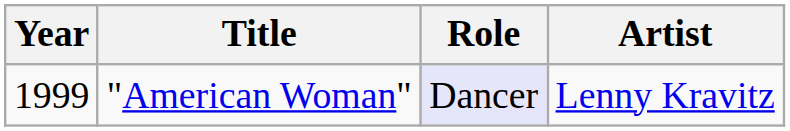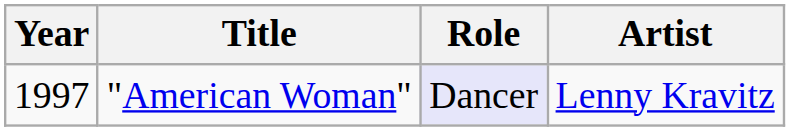(52, 94) 1999 -> (52, 94) 1997
